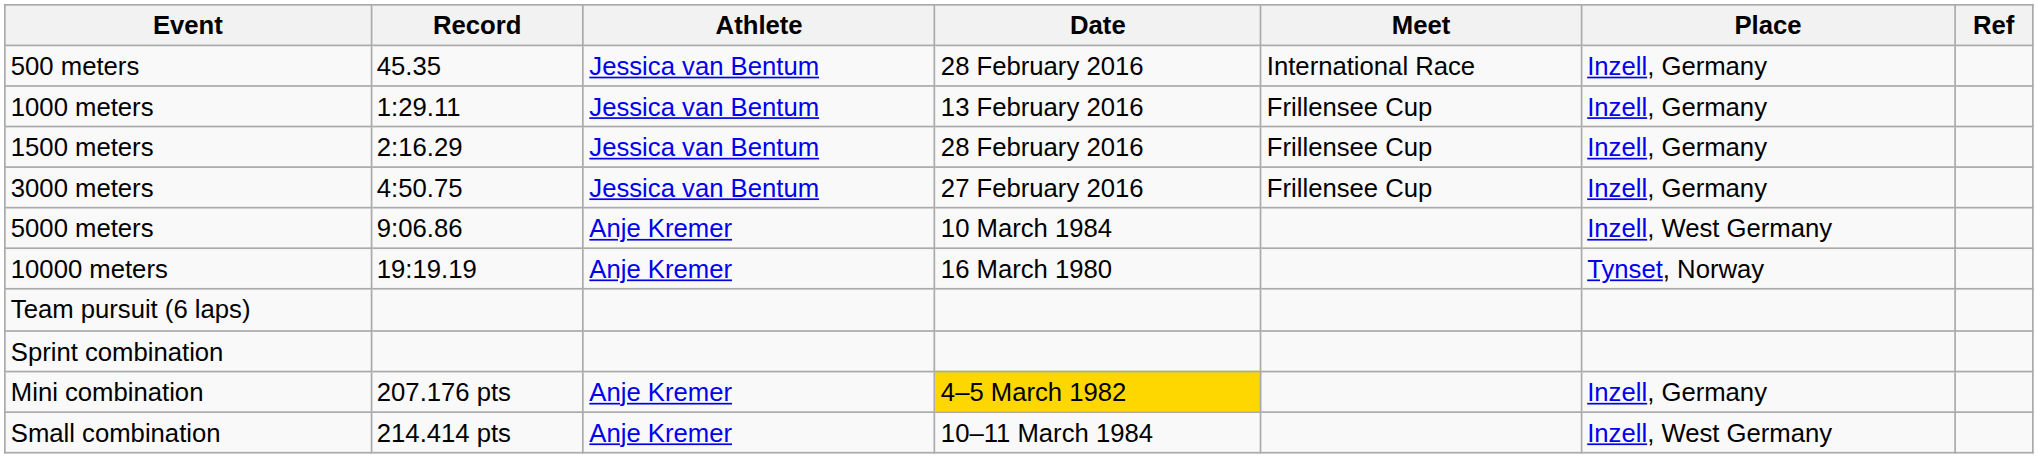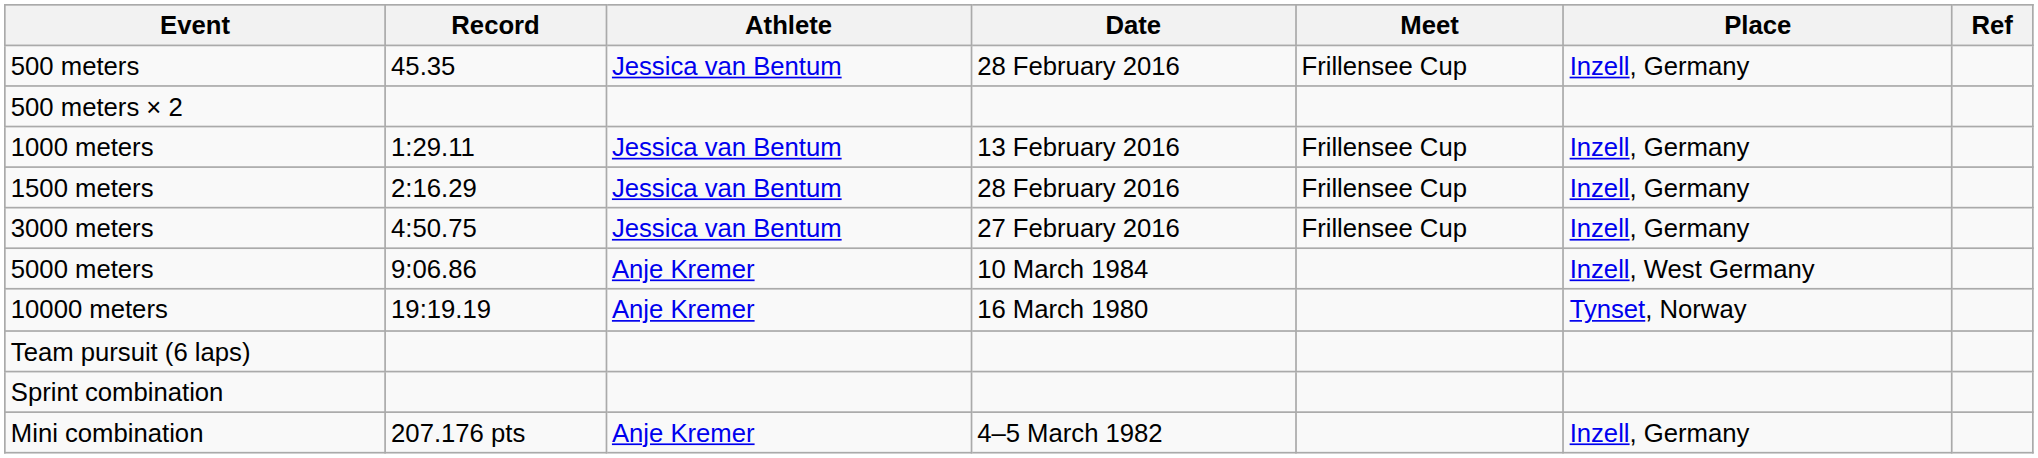(1371, 66) International Race -> (1384, 66) Frillensee Cup
+ row: (97, 107)
(1034, 391) gold background -> (1070, 432) no background
- row: (116, 432)
